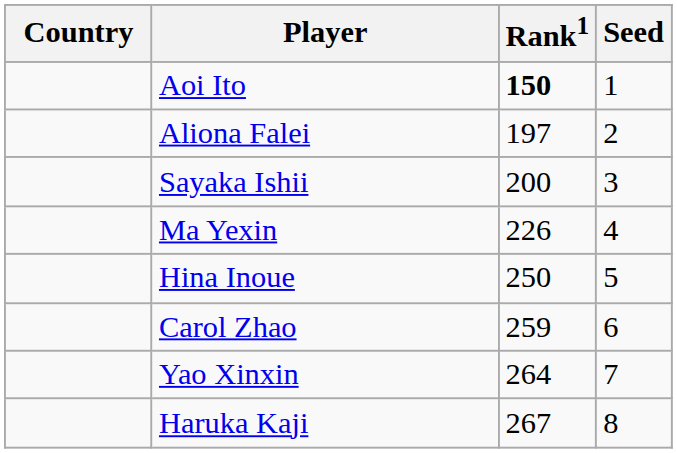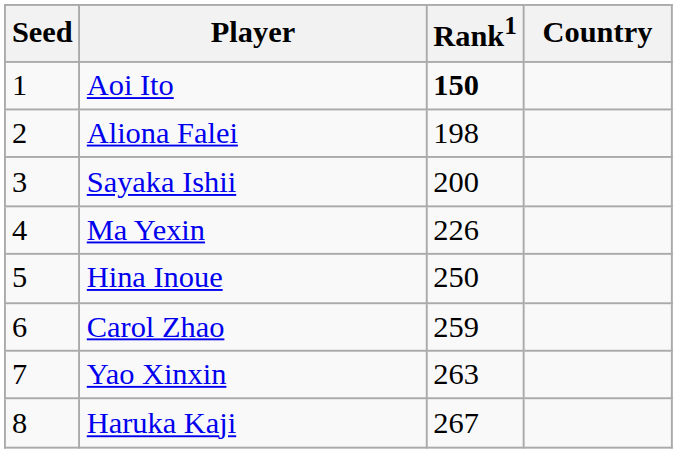columns swapped: (78, 32) <-> (634, 32)
(528, 133) 197 -> (456, 133) 198
(528, 374) 264 -> (456, 374) 263
